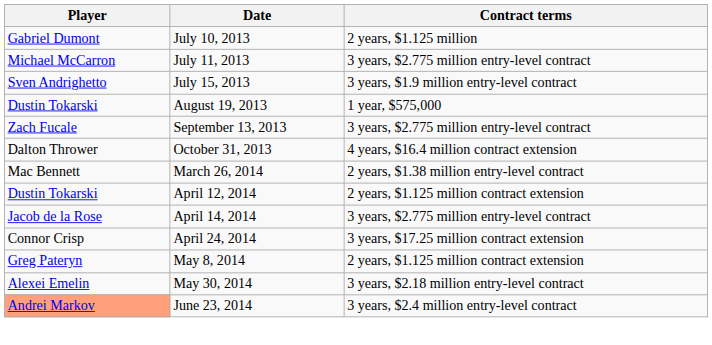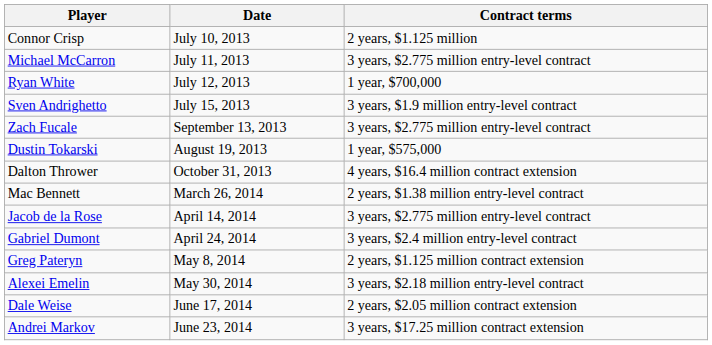(54, 37) Gabriel Dumont -> (46, 37) Connor Crisp
+ row: (212, 82)
rows swapped: (220, 104) <-> (230, 127)
- row: (215, 194)
(46, 238) Connor Crisp -> (54, 238) Gabriel Dumont
(465, 238) 3 years, $17.25 million contract extension -> (462, 238) 3 years, $2.4 million entry-level contract
+ row: (213, 305)
(51, 305) lightsalmon background -> (51, 328) no background
(462, 305) 3 years, $2.4 million entry-level contract -> (465, 328) 3 years, $17.25 million contract extension
